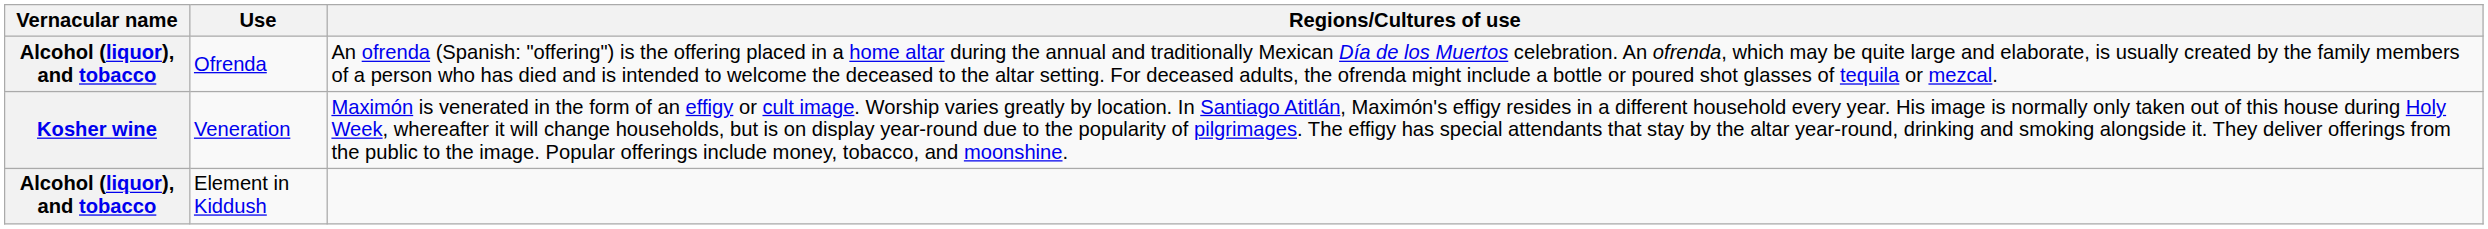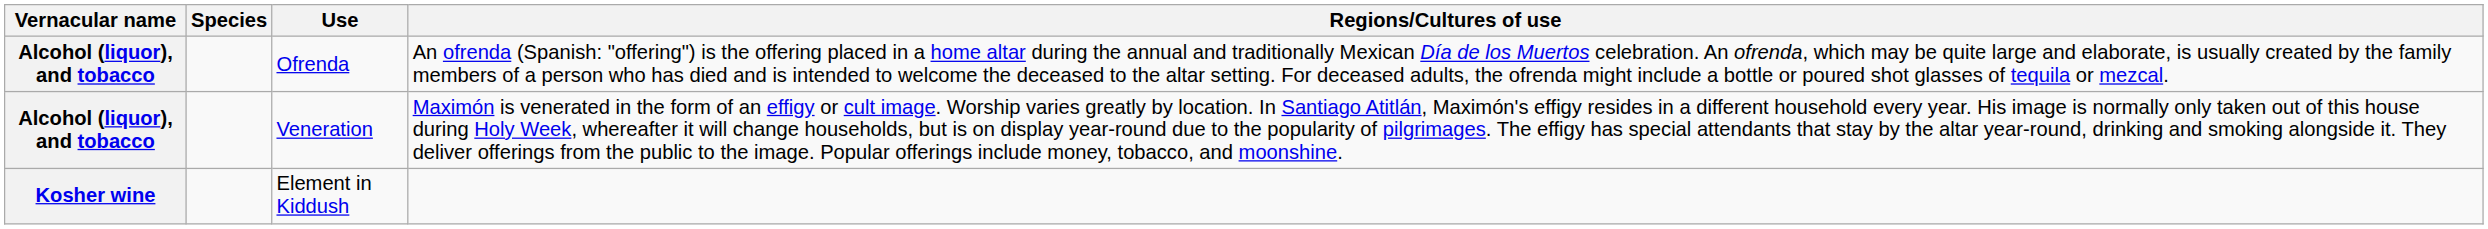+ column: (229, 20)
(97, 129) Kosher wine -> (95, 129) Alcohol (liquor), and tobacco
(97, 195) Alcohol (liquor), and tobacco -> (95, 195) Kosher wine
